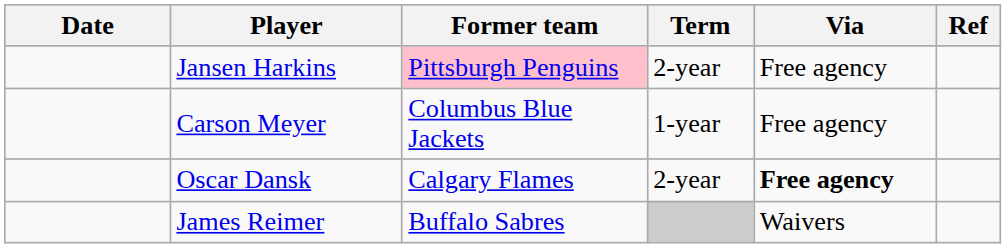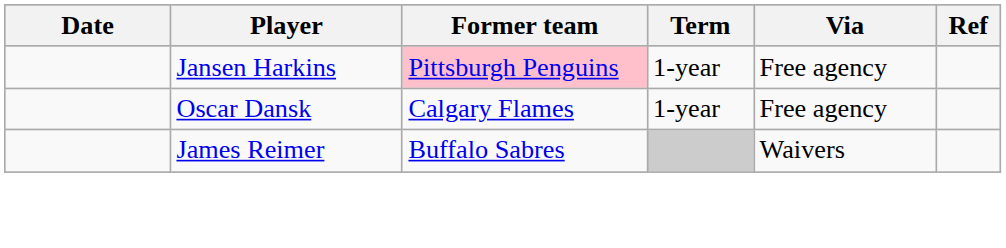(687, 66) 2-year -> (687, 66) 1-year
- row: (251, 123)
(687, 179) 2-year -> (687, 108) 1-year
(827, 179) bold -> (823, 108) normal
